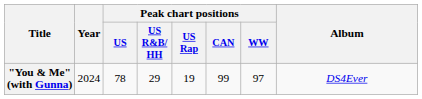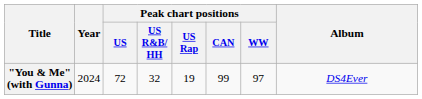(120, 78) 78 -> (120, 78) 72
(155, 78) 29 -> (155, 78) 32
